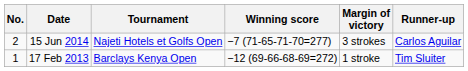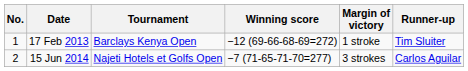rows swapped: (59, 59) <-> (59, 42)
